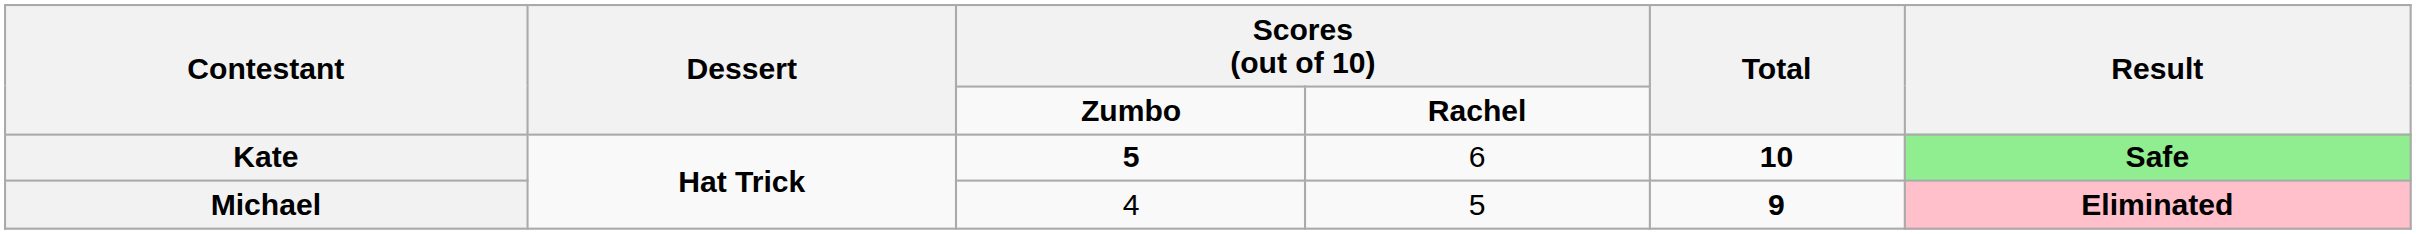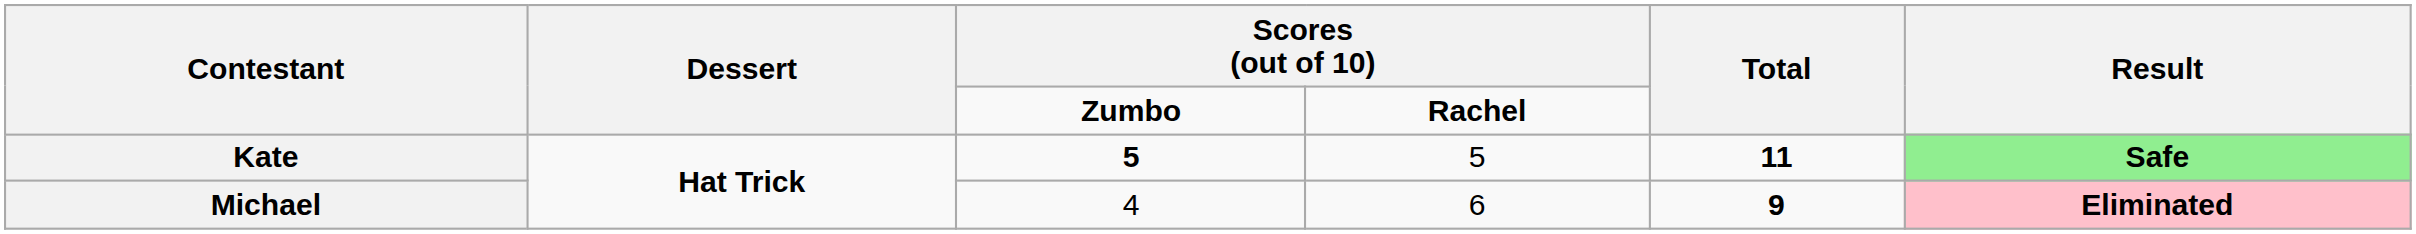(1477, 158) 6 -> (1477, 158) 5
(1776, 158) 10 -> (1776, 158) 11
(1477, 205) 5 -> (1477, 205) 6
